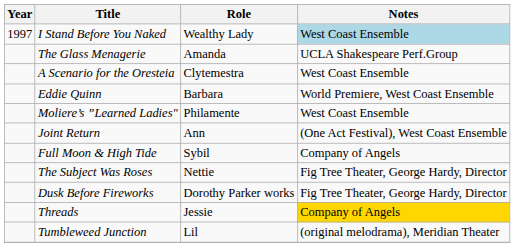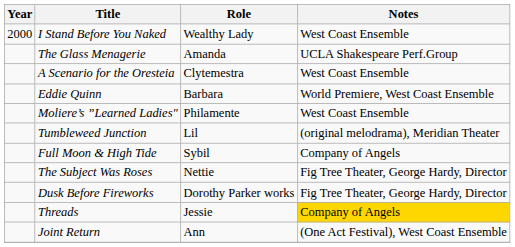(20, 34) 1997 -> (20, 34) 2000
(354, 34) lightblue background -> (354, 34) no background
rows swapped: (69, 133) <-> (92, 232)
